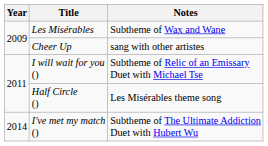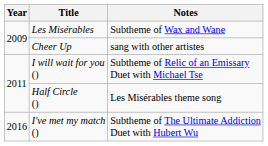(17, 127) 2014 -> (17, 127) 2016
